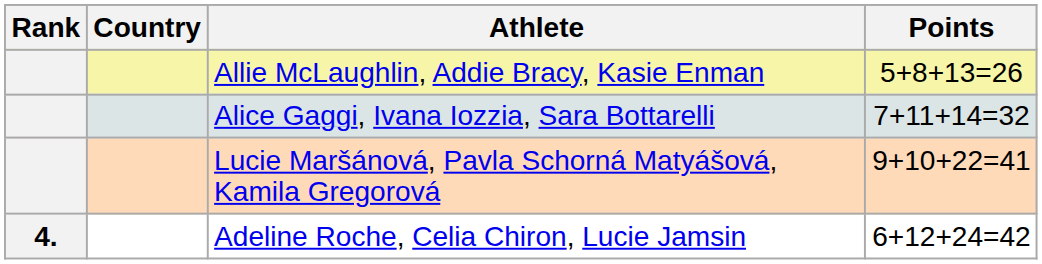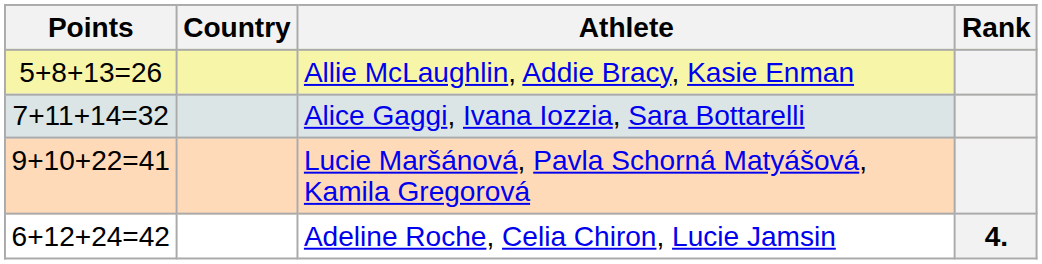columns swapped: (46, 28) <-> (951, 28)
